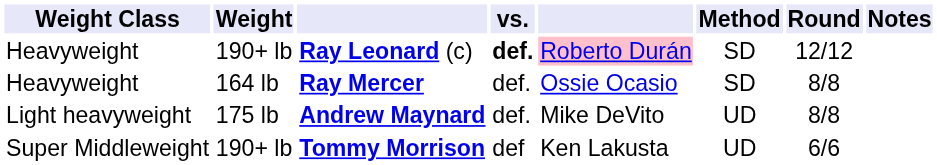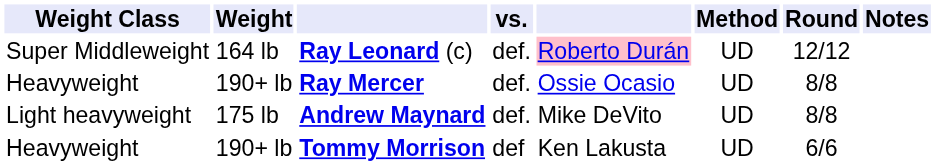(72, 51) Heavyweight -> (108, 51) Super Middleweight
(254, 51) 190+ lb -> (247, 51) 164 lb
(513, 51) bold -> (512, 51) normal
(740, 51) SD -> (737, 51) UD
(247, 83) 164 lb -> (254, 83) 190+ lb
(740, 83) SD -> (737, 83) UD
(108, 148) Super Middleweight -> (72, 148) Heavyweight
